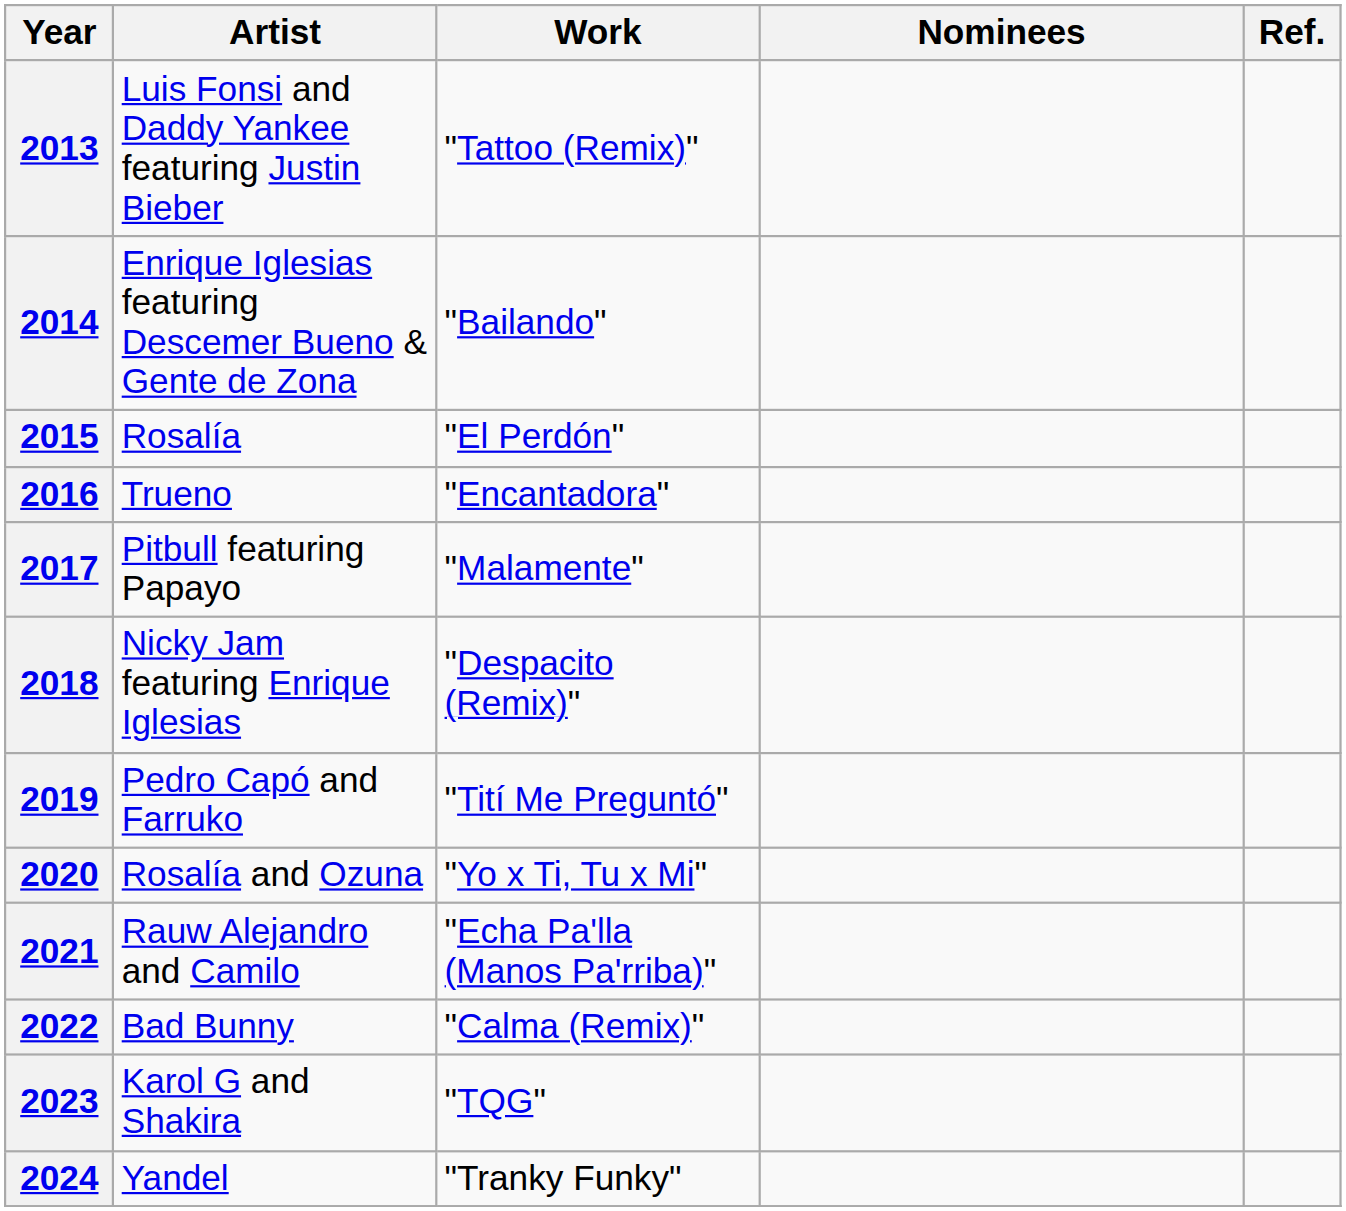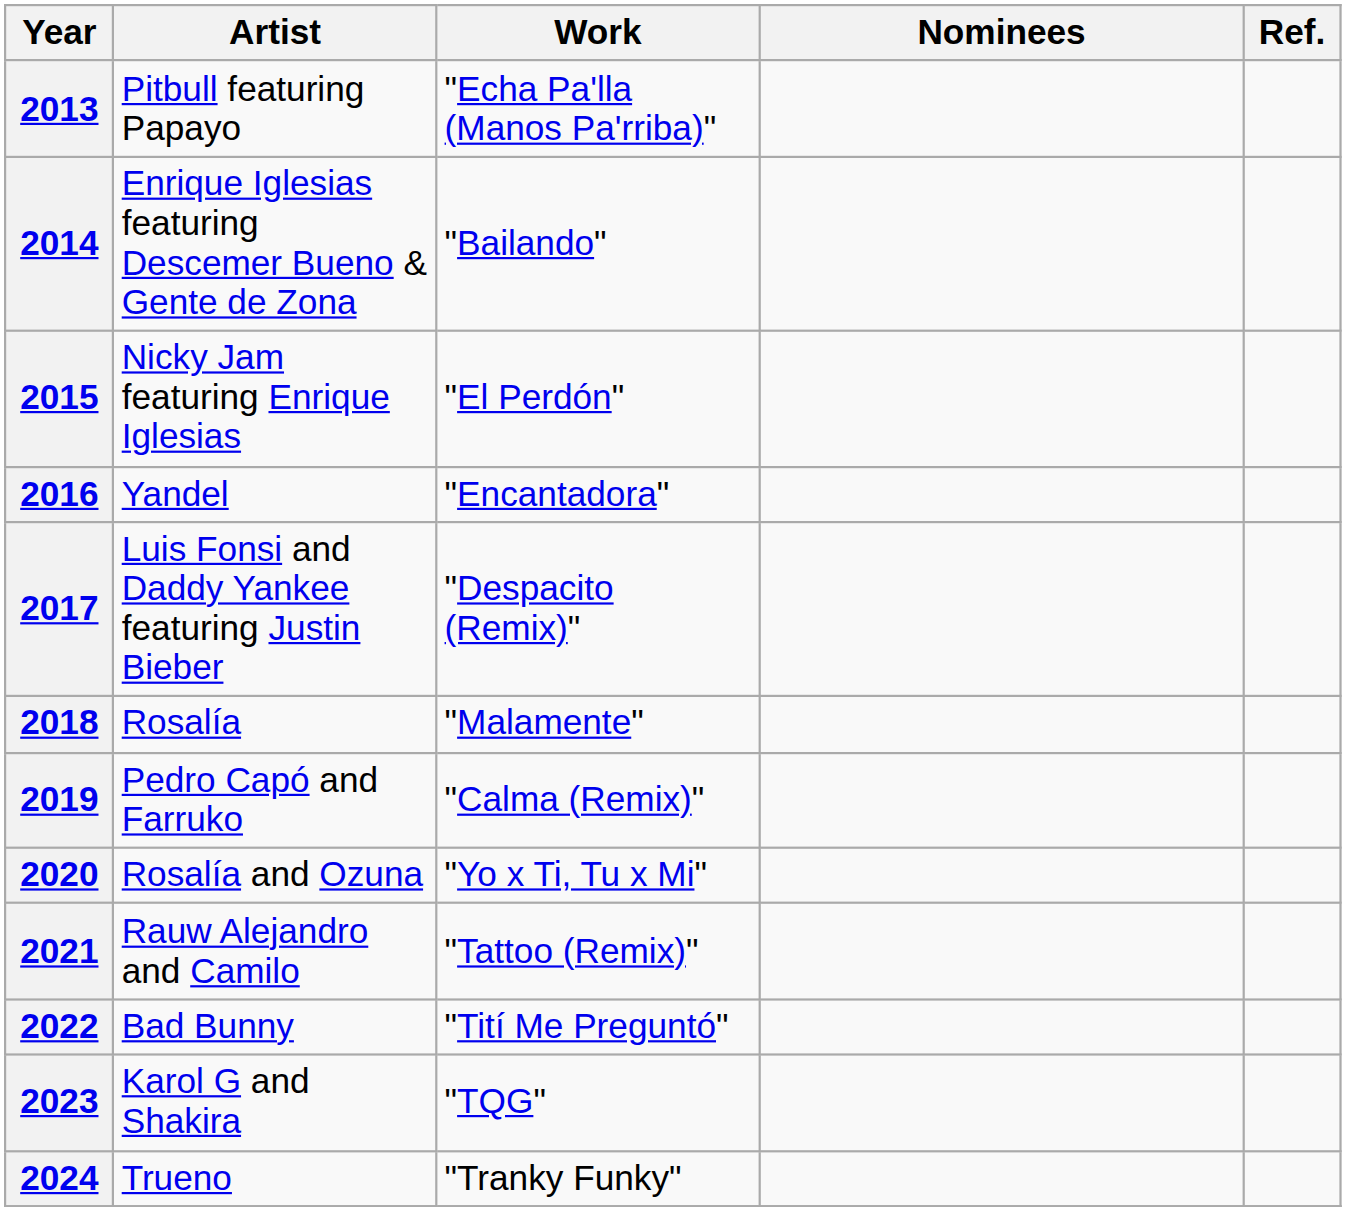(241, 147) Luis Fonsi and Daddy Yankee featuring Justin Bieber -> (243, 108) Pitbull featuring Papayo
(572, 147) "Tattoo (Remix)" -> (580, 108) "Echa Pa'lla (Manos Pa'rriba)"
(181, 437) Rosalía -> (256, 397) Nicky Jam featuring Enrique Iglesias
(177, 493) Trueno -> (175, 493) Yandel
(243, 568) Pitbull featuring Papayo -> (241, 608) Luis Fonsi and Daddy Yankee featuring Justin Bieber
(544, 568) "Malamente" -> (529, 608) "Despacito (Remix)"
(256, 684) Nicky Jam featuring Enrique Iglesias -> (181, 723) Rosalía
(529, 684) "Despacito (Remix)" -> (544, 723) "Malamente"
(587, 799) "Tití Me Preguntó" -> (574, 799) "Calma (Remix)"
(580, 950) "Echa Pa'lla (Manos Pa'rriba)" -> (572, 950) "Tattoo (Remix)"
(574, 1026) "Calma (Remix)" -> (587, 1026) "Tití Me Preguntó"
(175, 1177) Yandel -> (177, 1177) Trueno
